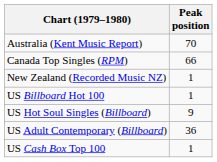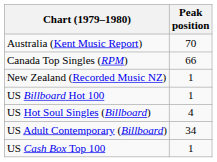(191, 113) 9 -> (191, 113) 4
(191, 130) 36 -> (191, 130) 34
